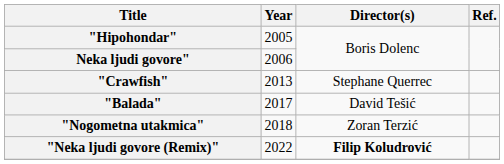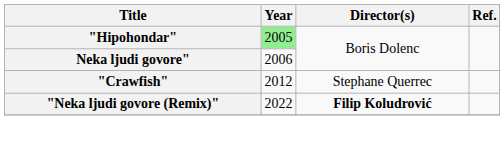(279, 37) no background -> (279, 37) lightgreen background
(279, 81) 2013 -> (279, 81) 2012
- row: (133, 103)
- row: (133, 125)
